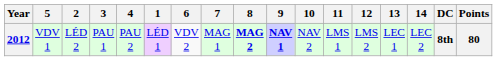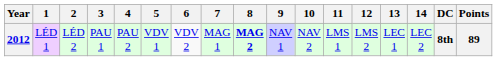columns swapped: (158, 14) <-> (47, 14)
(281, 39) bold -> (281, 39) normal
(474, 39) 80 -> (474, 39) 89
